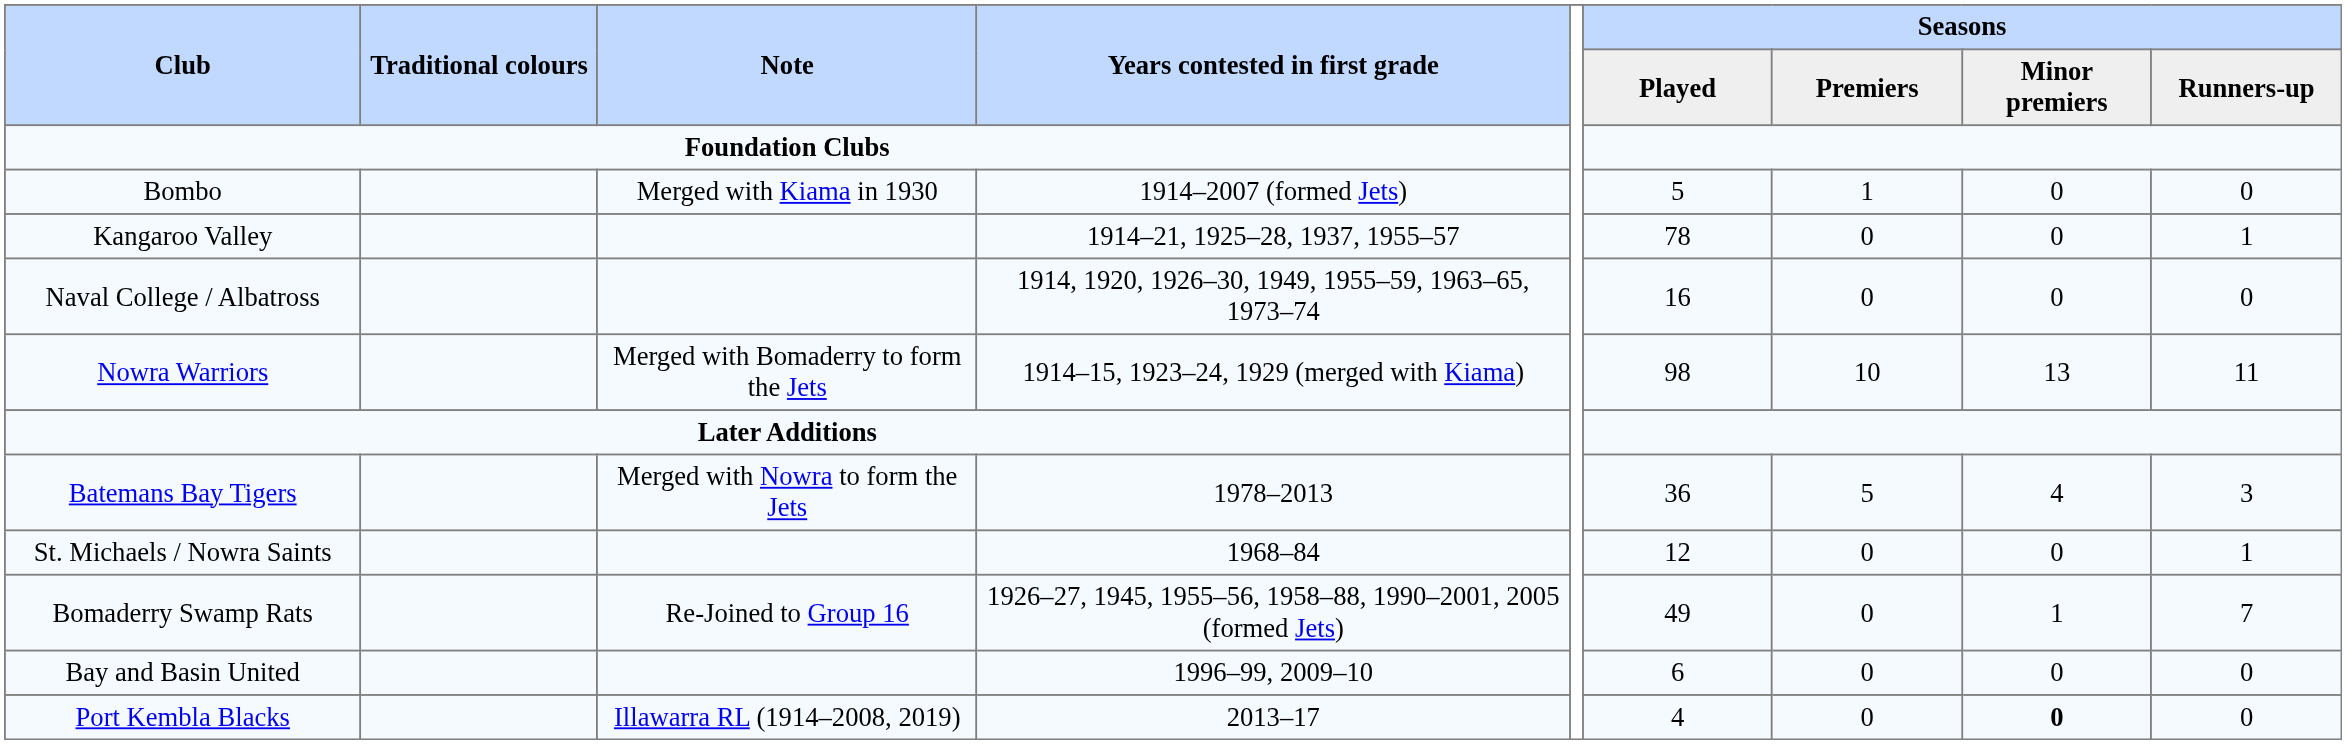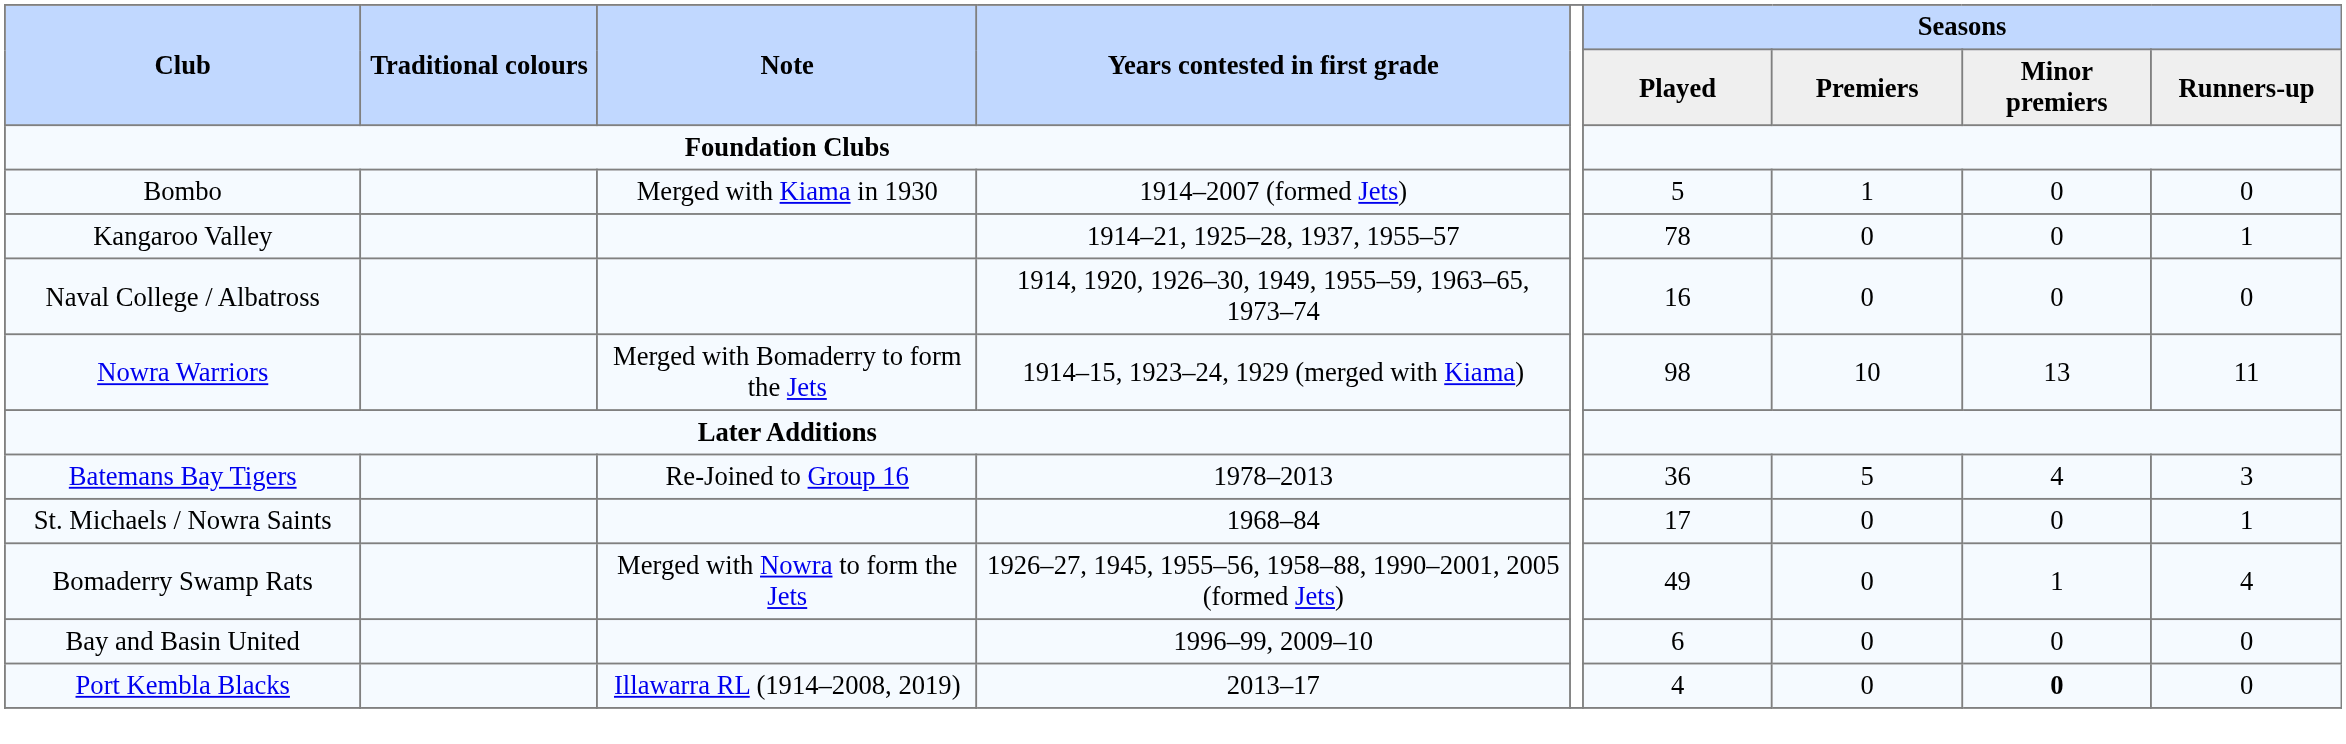(787, 491) Merged with Nowra to form the Jets -> (787, 476) Re-Joined to Group 16
(1678, 552) 12 -> (1678, 520) 17
(787, 612) Re-Joined to Group 16 -> (787, 580) Merged with Nowra to form the Jets
(2247, 612) 7 -> (2247, 580) 4
